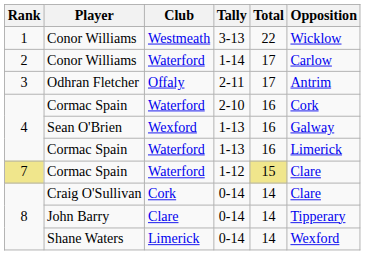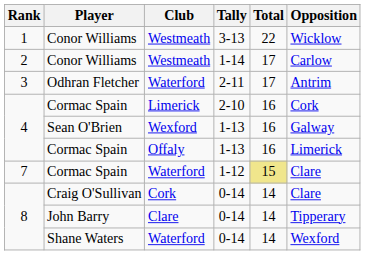(176, 60) Waterford -> (179, 60) Westmeath
(166, 82) Offaly -> (176, 82) Waterford
(176, 104) Waterford -> (174, 104) Limerick
(176, 149) Waterford -> (166, 149) Offaly
(24, 171) khaki background -> (24, 171) no background
(174, 238) Limerick -> (176, 238) Waterford
